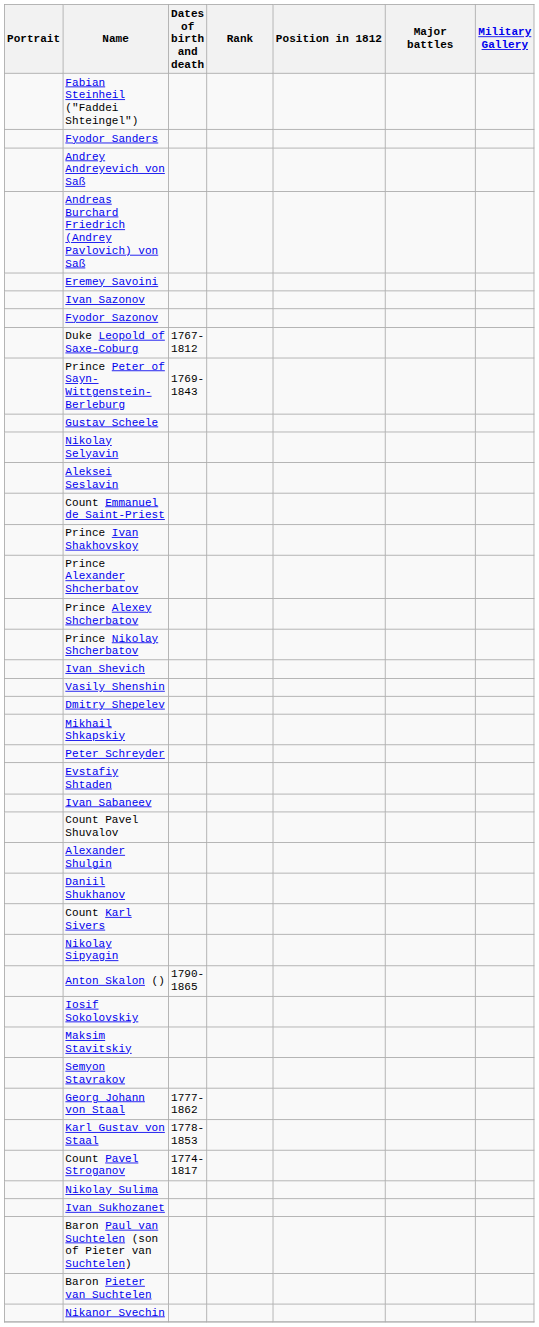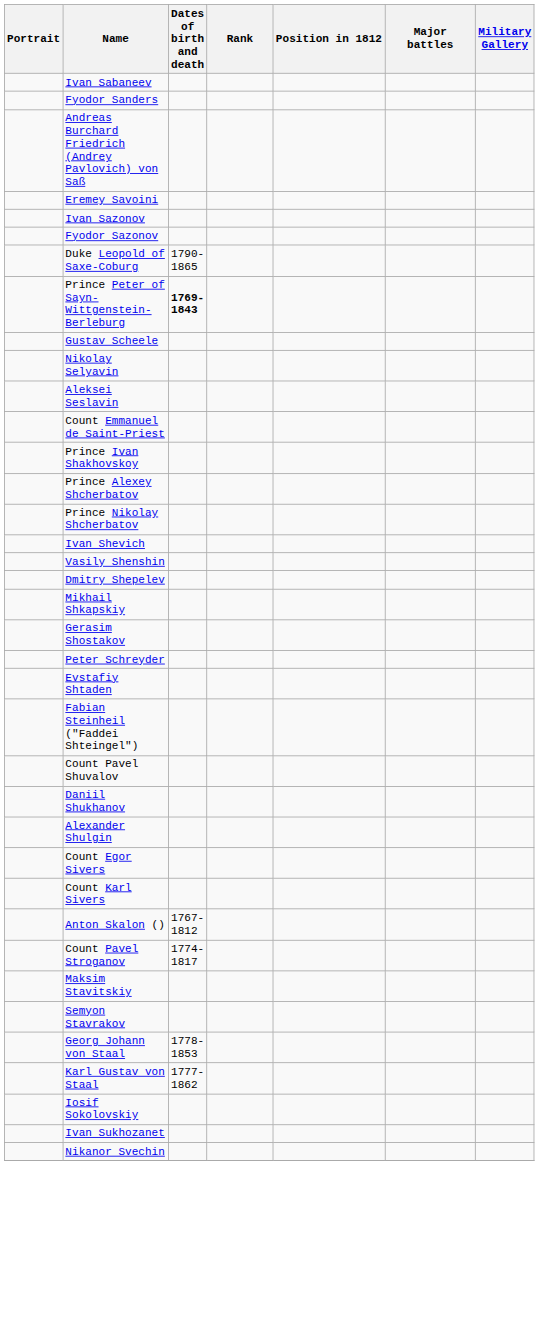rows swapped: (108, 803) <-> (102, 102)
- row: (115, 169)
(188, 342) 1767-1812 -> (188, 261) 1790-1865
(188, 386) normal -> (188, 304) bold
- row: (102, 577)
+ row: (95, 635)
rows swapped: (95, 858) <-> (95, 889)
+ row: (99, 863)
- row: (92, 950)
(188, 981) 1790-1865 -> (188, 925) 1767-1812
rows swapped: (102, 1012) <-> (102, 1165)
(188, 1104) 1777-1862 -> (188, 1048) 1778-1853
(188, 1135) 1778-1853 -> (188, 1078) 1777-1862
- row: (112, 1190)
- row: (112, 1245)
- row: (108, 1288)
